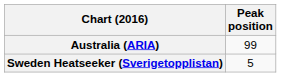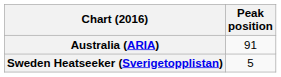(250, 44) 99 -> (250, 44) 91
